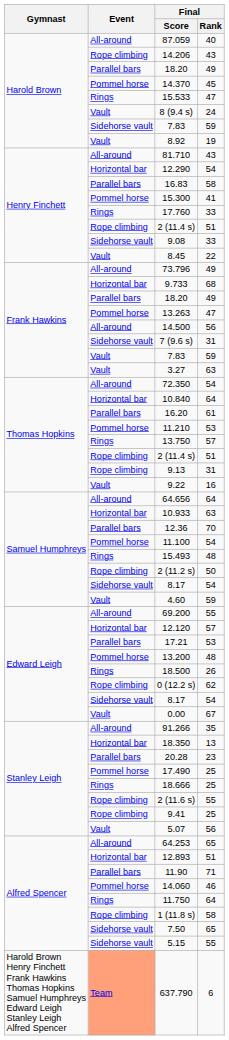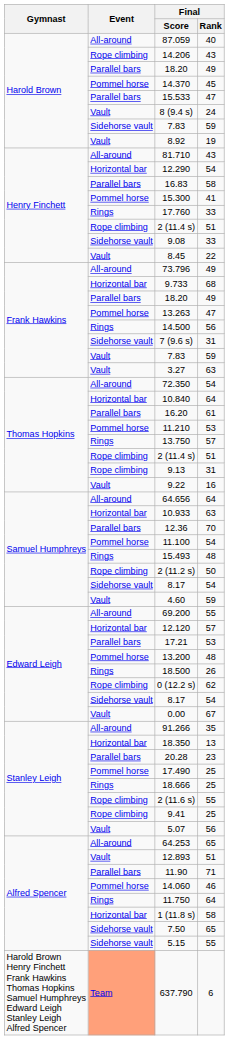(102, 98) Rings -> (116, 98) Parallel bars
(111, 327) All-around -> (102, 327) Rings
(119, 857) Horizontal bar -> (100, 857) Vault
(119, 915) Rope climbing -> (119, 915) Horizontal bar
